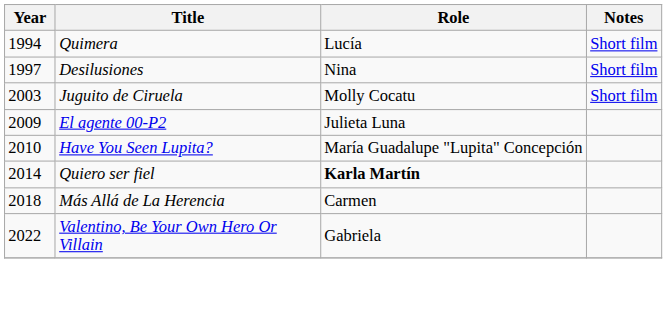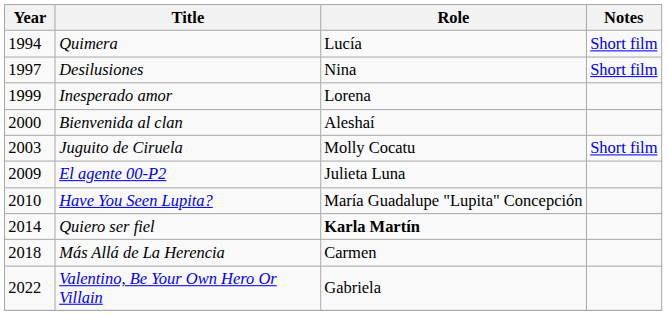+ row: (116, 95)
+ row: (121, 122)
